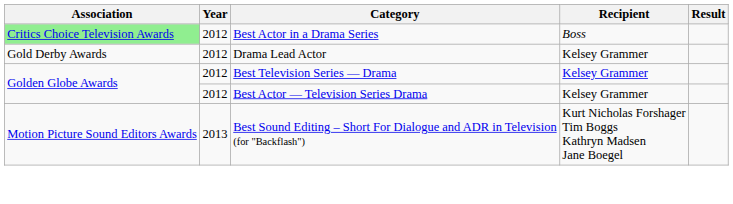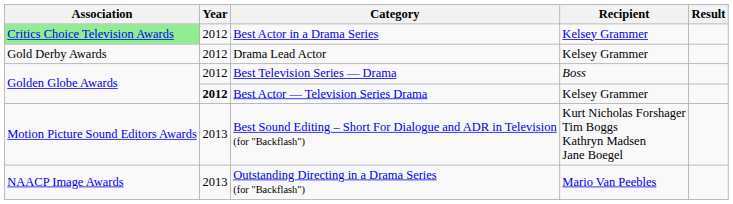(574, 34) Boss -> (605, 34) Kelsey Grammer
(605, 73) Kelsey Grammer -> (574, 73) Boss
(215, 93) normal -> (215, 93) bold
+ row: (335, 182)
